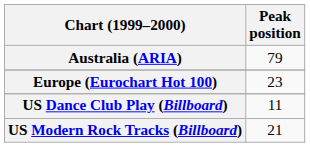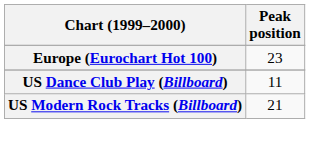- row: (125, 57)
